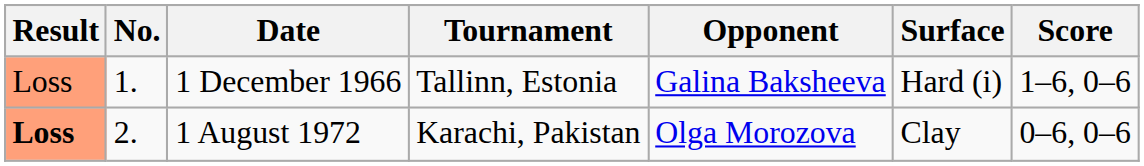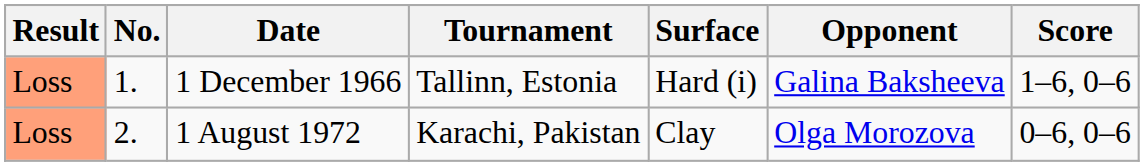columns swapped: (953, 29) <-> (770, 29)
(43, 133) bold -> (42, 133) normal
